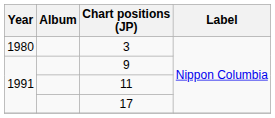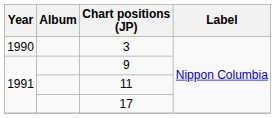(20, 46) 1980 -> (20, 46) 1990
